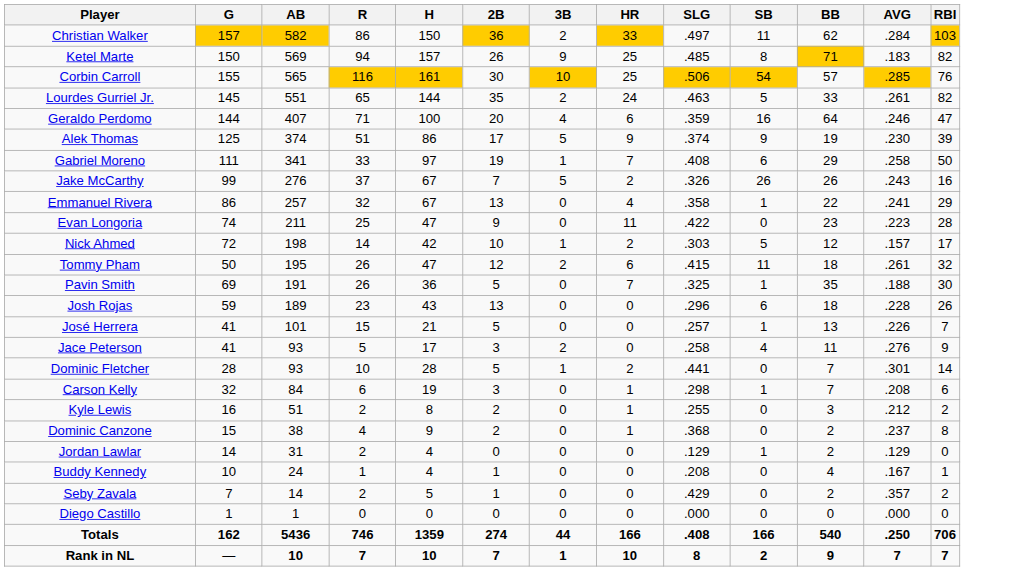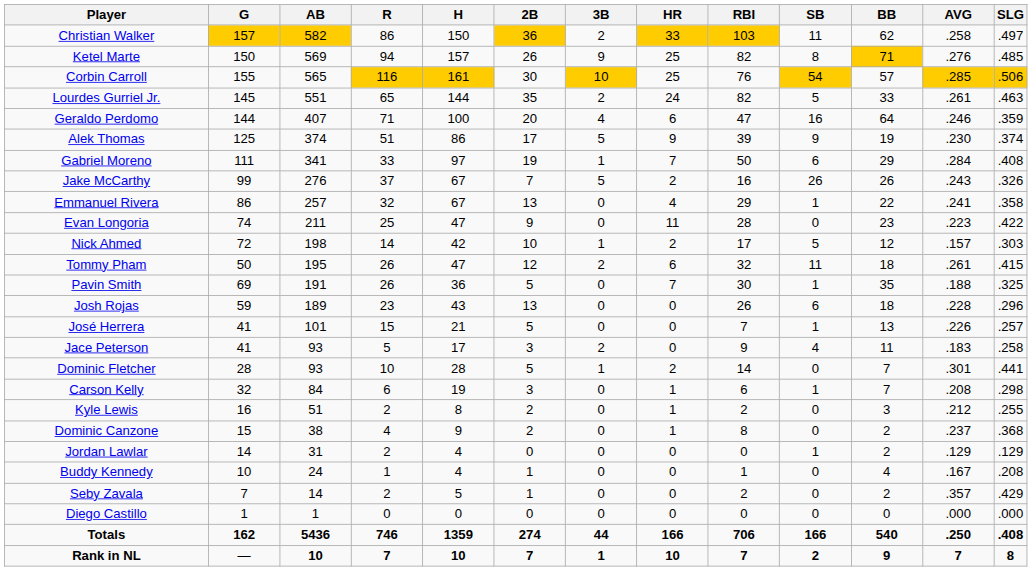columns swapped: (945, 14) <-> (697, 14)
(897, 35) .284 -> (958, 35) .258
(897, 56) .183 -> (958, 56) .276
(897, 160) .258 -> (958, 160) .284
(897, 347) .276 -> (958, 347) .183
